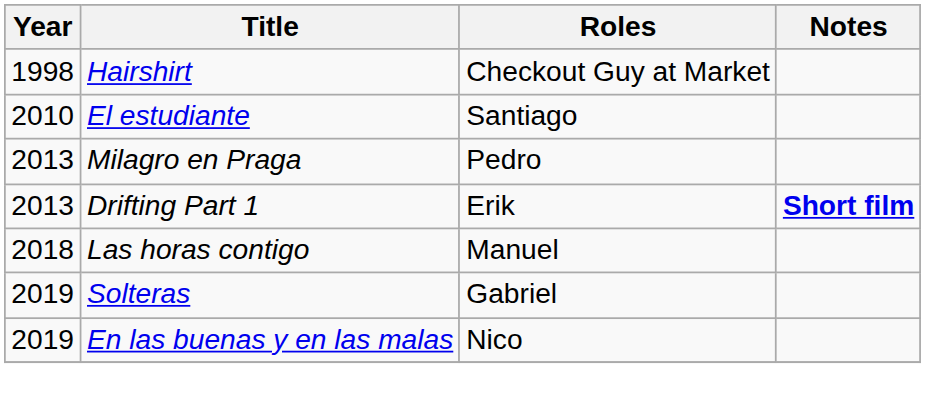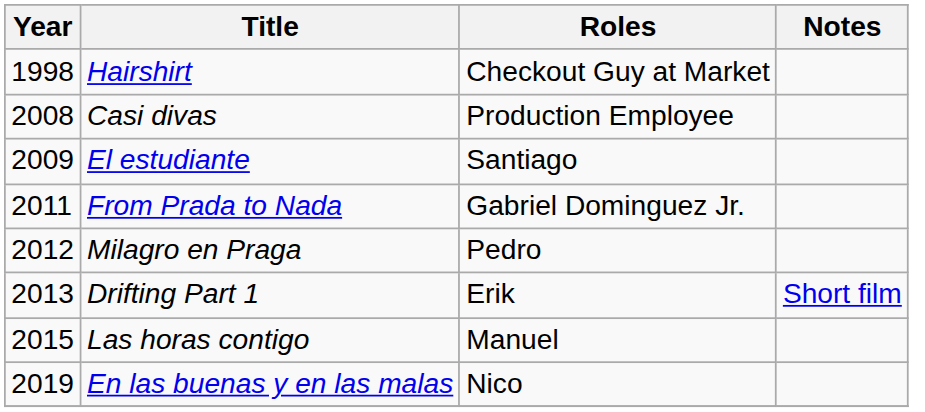+ row: (152, 116)
(43, 116) 2010 -> (43, 160) 2009
+ row: (215, 205)
(43, 160) 2013 -> (43, 250) 2012
(849, 205) bold -> (842, 294) normal
(43, 250) 2018 -> (43, 339) 2015
- row: (139, 294)
